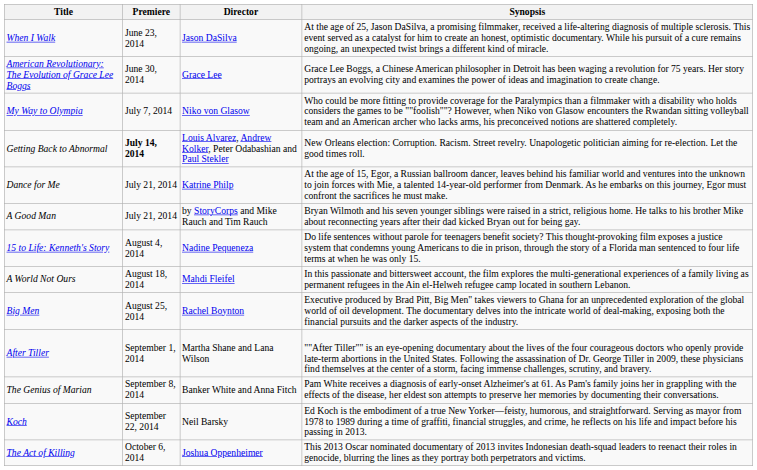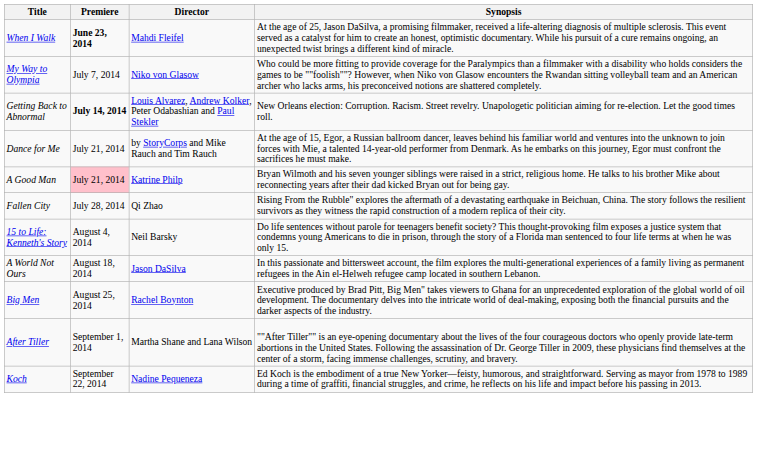(141, 38) normal -> (90, 38) bold
(209, 38) Jason DaSilva -> (157, 38) Mahdi Fleifel
- row: (60, 74)
(208, 185) Katrine Philp -> (178, 148) by StoryCorps and Mike Rauch and Tim Rauch
(151, 216) no background -> (99, 180) pink background
(229, 216) by StoryCorps and Mike Rauch and Tim Rauch -> (157, 180) Katrine Philp
+ row: (28, 206)
(218, 248) Nadine Pequeneza -> (154, 237) Neil Barsky
(208, 279) Mahdi Fleifel -> (158, 268) Jason DaSilva
- row: (49, 390)
(205, 421) Neil Barsky -> (167, 379) Nadine Pequeneza
- row: (41, 453)
